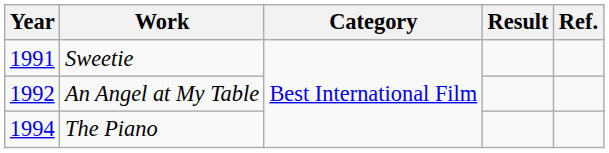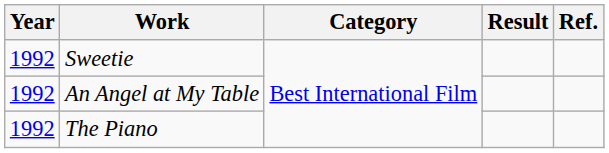(32, 57) 1991 -> (32, 57) 1992
(32, 128) 1994 -> (32, 128) 1992
